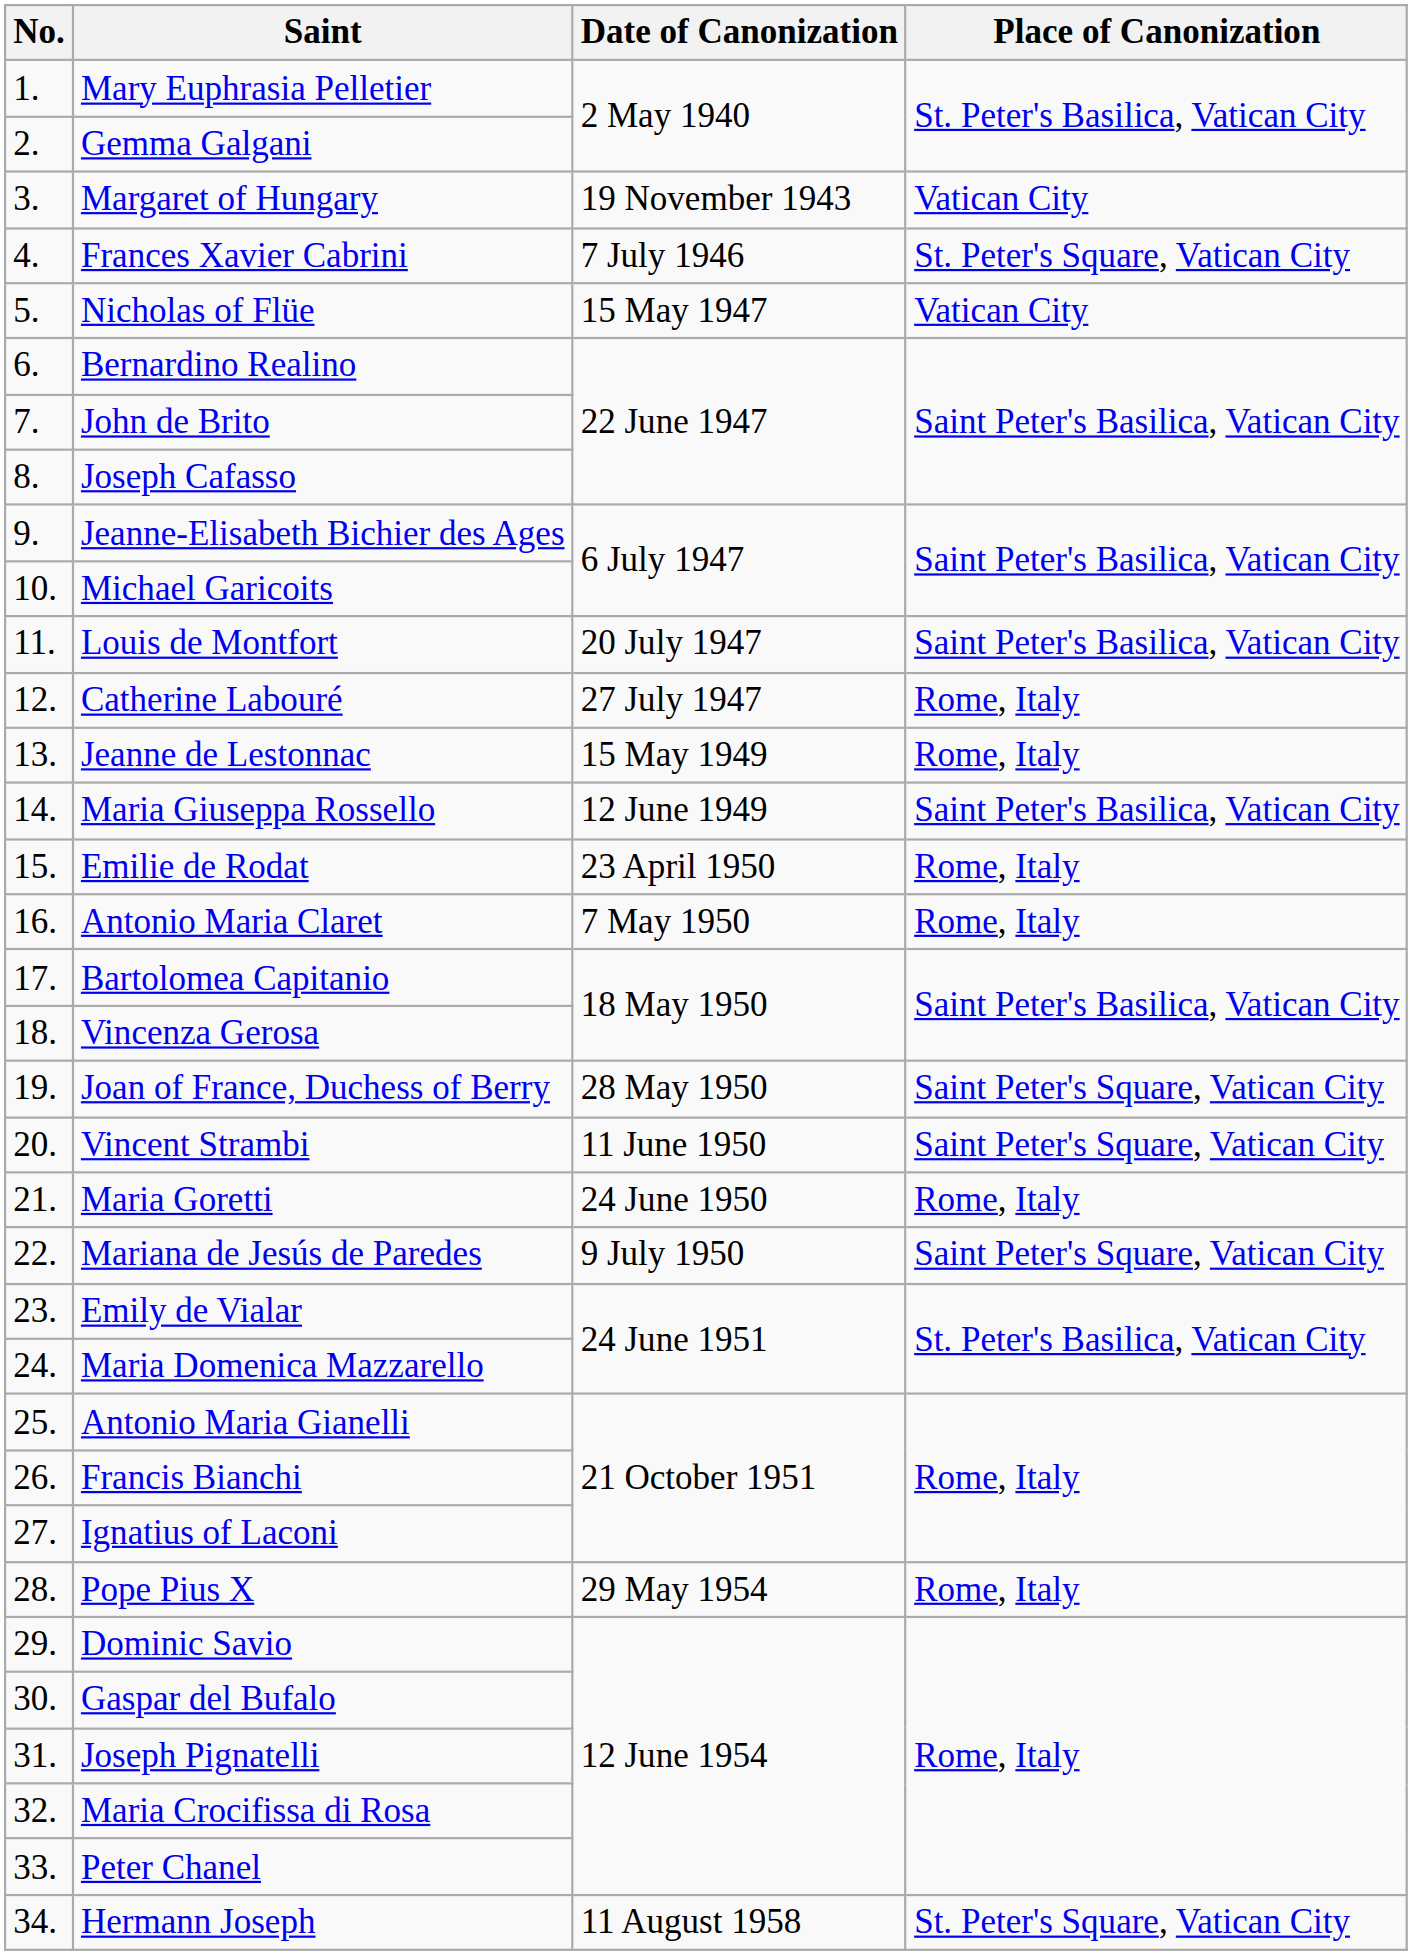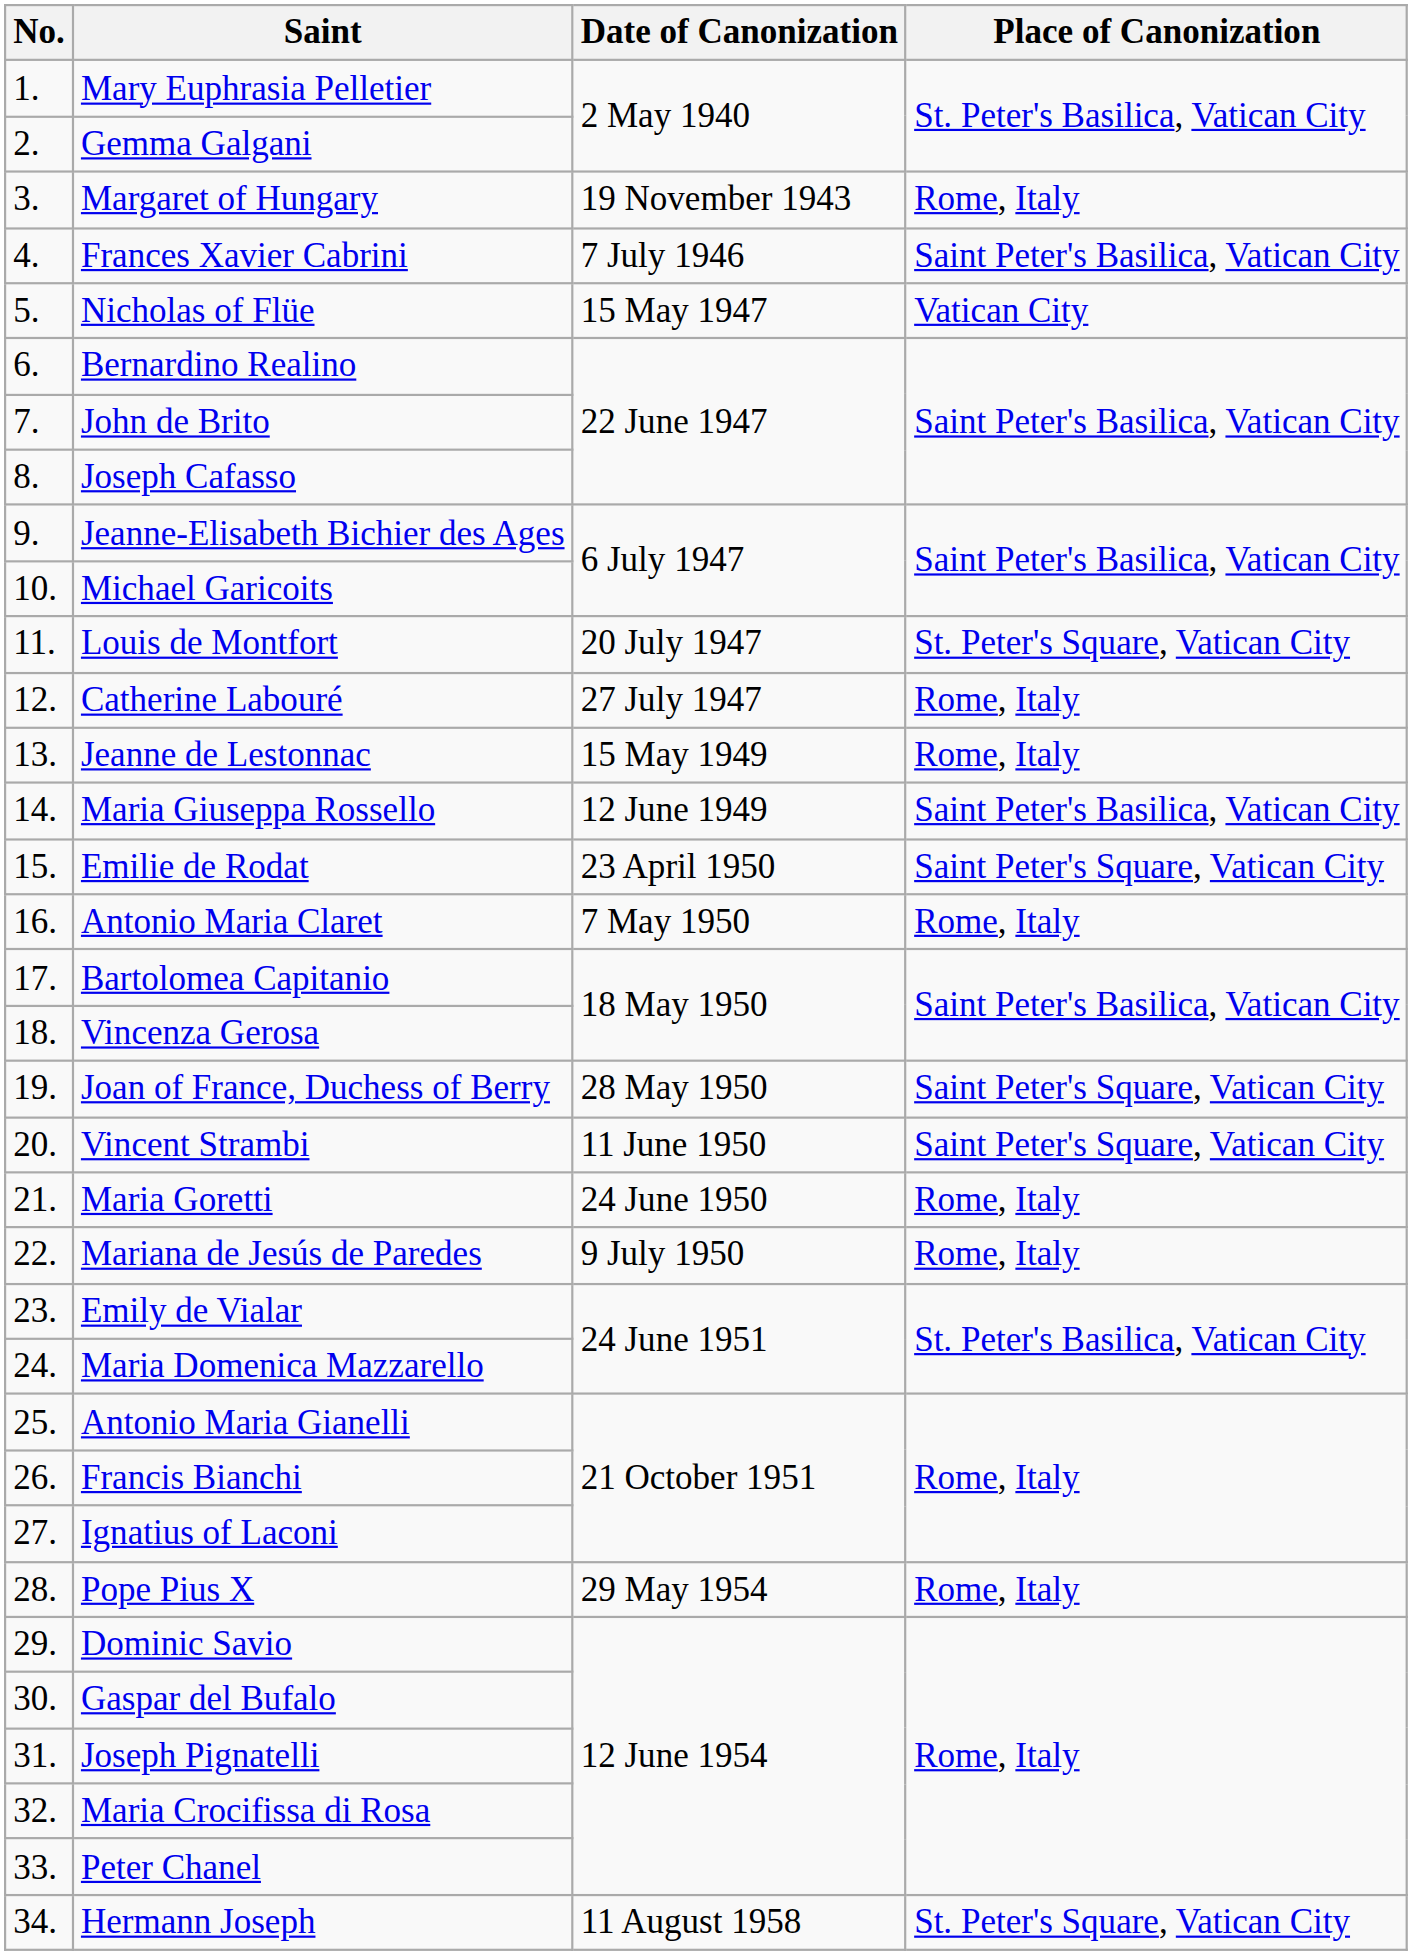(1001, 198) Vatican City -> (997, 198) Rome, Italy
(1132, 254) St. Peter's Square, Vatican City -> (1157, 254) Saint Peter's Basilica, Vatican City
(1157, 643) Saint Peter's Basilica, Vatican City -> (1132, 643) St. Peter's Square, Vatican City
(997, 865) Rome, Italy -> (1149, 865) Saint Peter's Square, Vatican City
(1149, 1254) Saint Peter's Square, Vatican City -> (997, 1254) Rome, Italy
